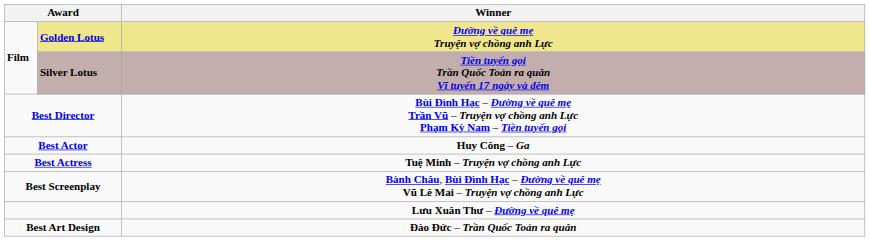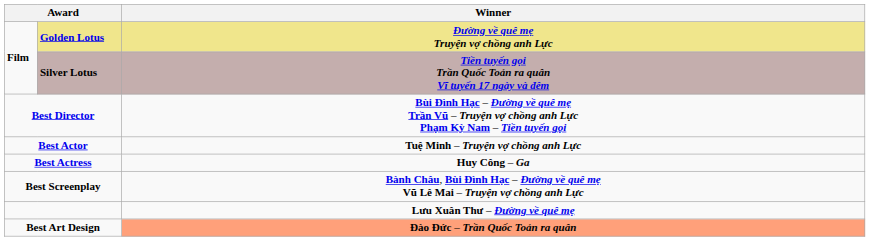(493, 145) Huy Công – Ga -> (493, 145) Tuệ Minh – Truyện vợ chồng anh Lực
(493, 162) Tuệ Minh – Truyện vợ chồng anh Lực -> (493, 162) Huy Công – Ga
(493, 227) no background -> (493, 227) lightsalmon background
